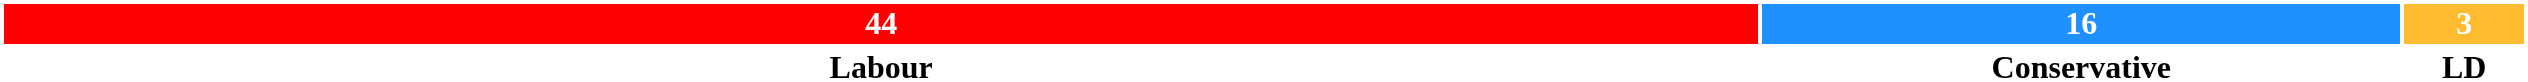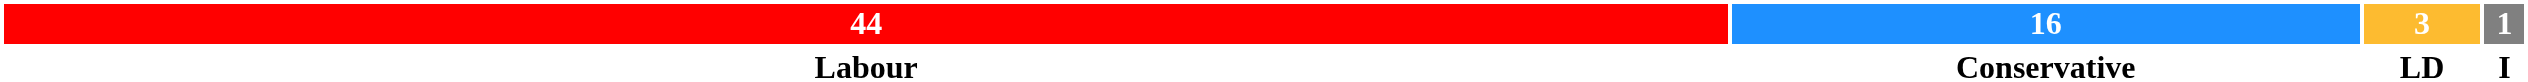+ column: (2504, 23)
